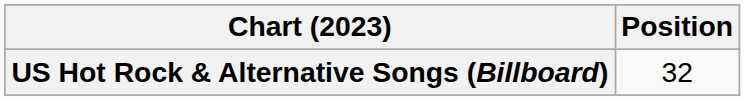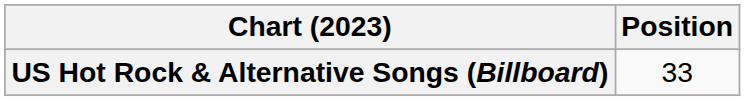(677, 71) 32 -> (677, 71) 33
